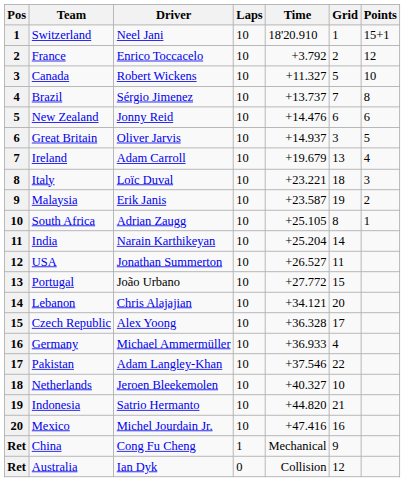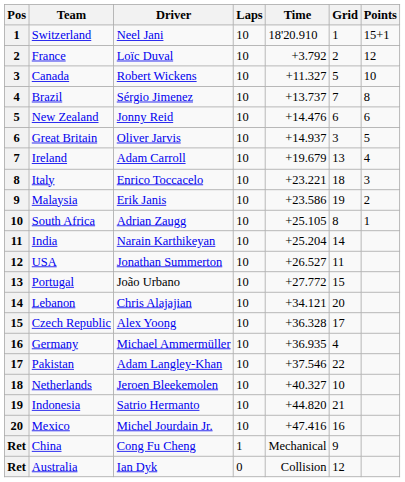(160, 56) Enrico Toccacelo -> (145, 56) Loïc Duval
(145, 179) Loïc Duval -> (160, 179) Enrico Toccacelo
(306, 199) +23.587 -> (306, 199) +23.586
(306, 343) +36.933 -> (306, 343) +36.935
